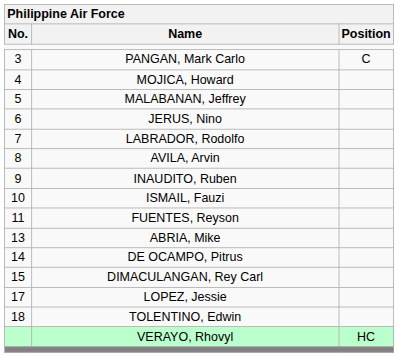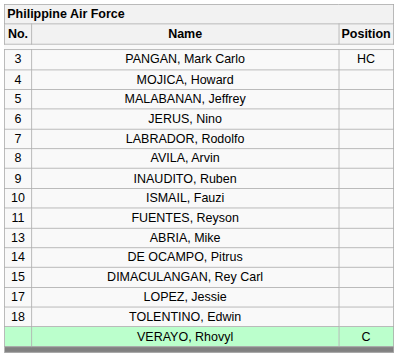(366, 59) C -> (366, 59) HC
(366, 336) HC -> (366, 336) C
